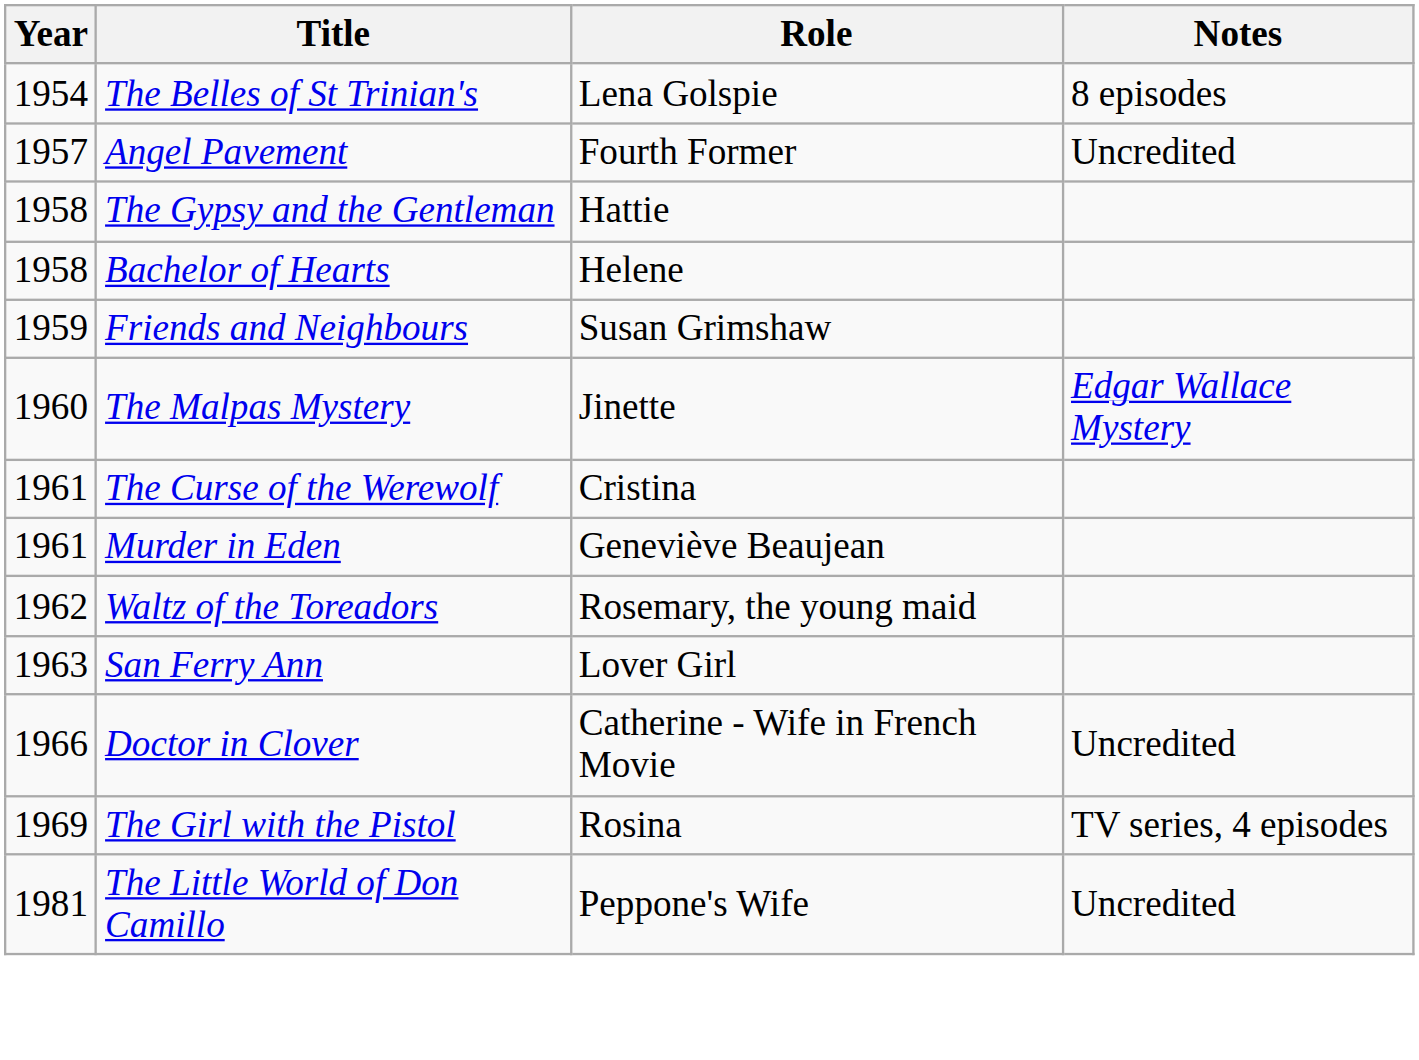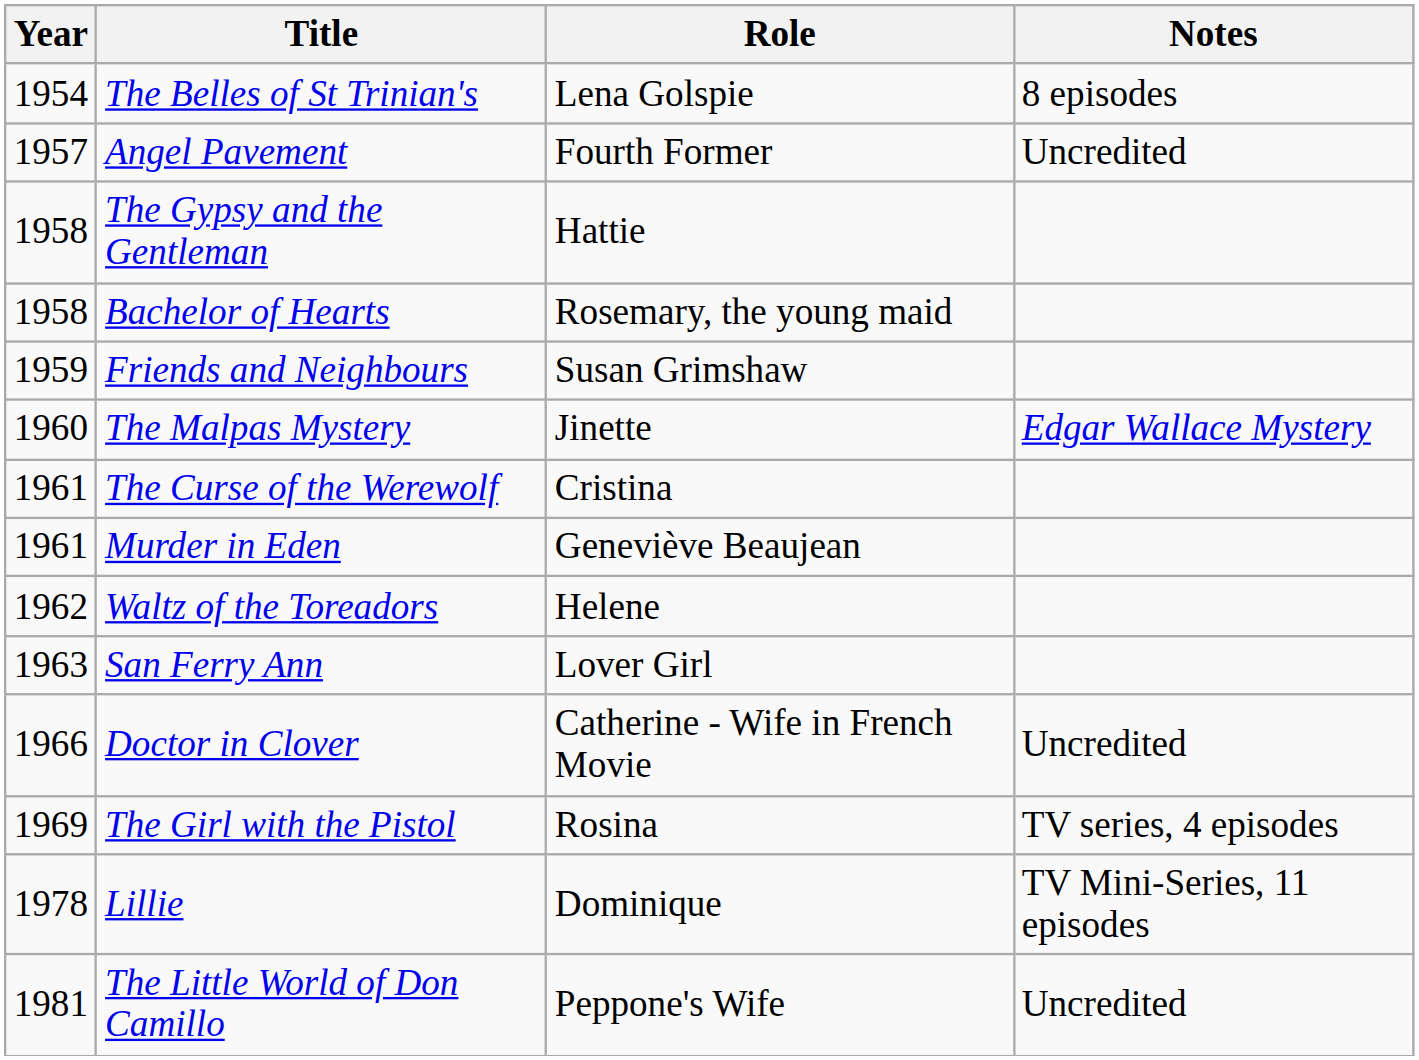(631, 269) Helene -> (754, 311) Rosemary, the young maid
(778, 605) Rosemary, the young maid -> (607, 605) Helene
+ row: (144, 903)
